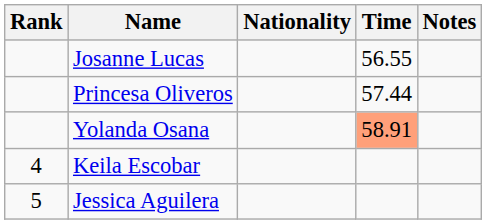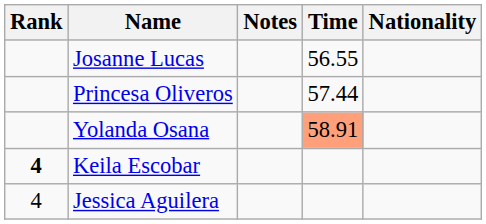columns swapped: (297, 22) <-> (449, 22)
(36, 165) normal -> (36, 165) bold
(36, 201) 5 -> (36, 201) 4
